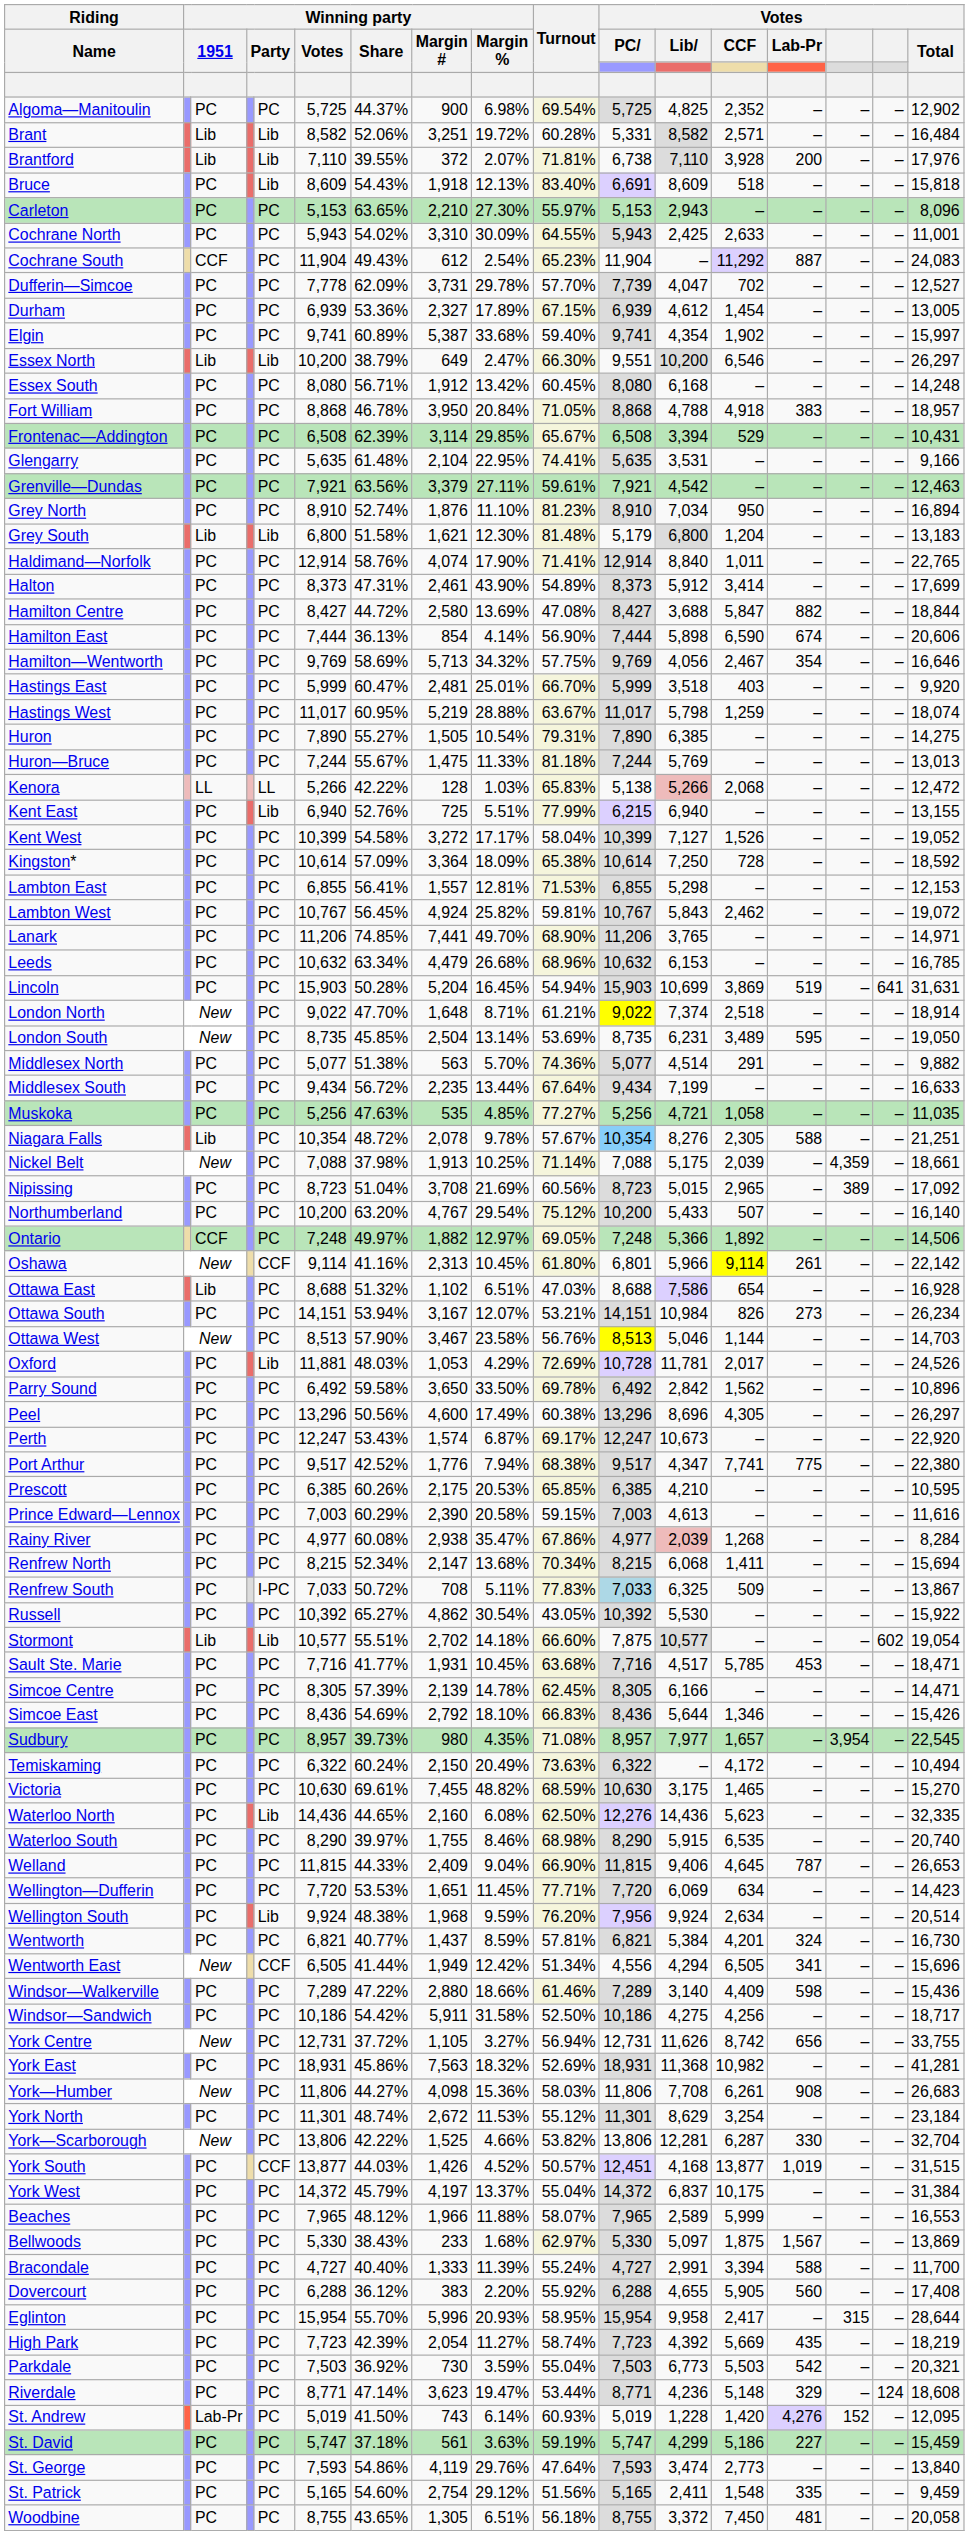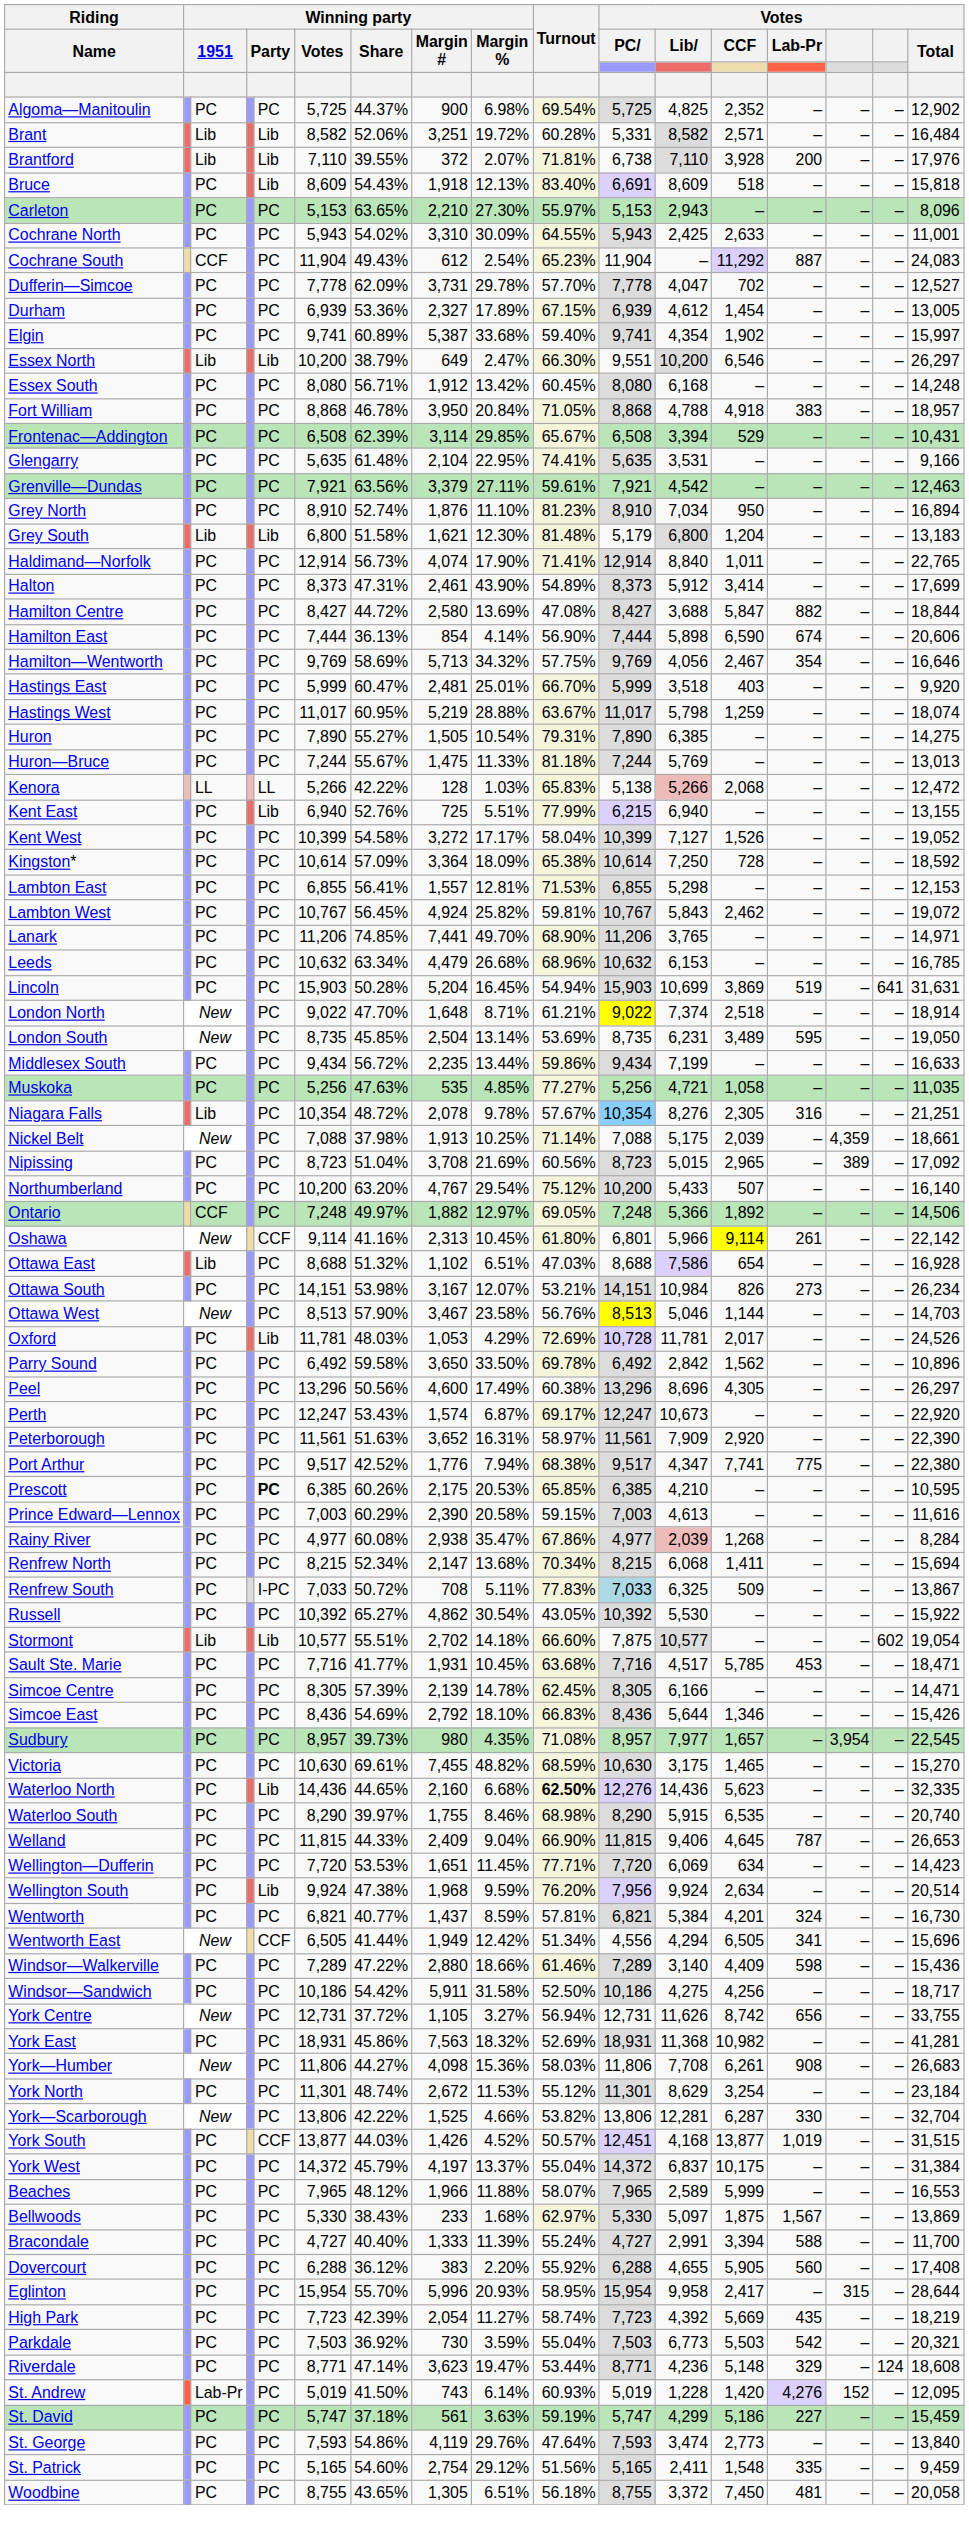(632, 285) 7,739 -> (632, 285) 7,778
(381, 561) 58.76% -> (381, 561) 56.73%
- row: (66, 1063)
(569, 1088) 67.64% -> (569, 1063) 59.86%
(809, 1138) 588 -> (809, 1113) 316
(381, 1313) 53.94% -> (381, 1288) 53.98%
(323, 1364) 11,881 -> (323, 1339) 11,781
+ row: (57, 1439)
(269, 1489) normal -> (269, 1489) bold
- row: (55, 1765)
(507, 1815) 6.08% -> (507, 1790) 6.68%
(569, 1815) normal -> (569, 1790) bold
(381, 1915) 48.38% -> (381, 1890) 47.38%
